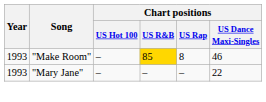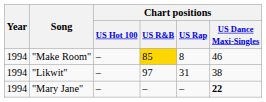(17, 56) 1993 -> (17, 56) 1994
+ row: (50, 72)
(17, 72) 1993 -> (17, 89) 1994
(217, 72) normal -> (217, 89) bold
